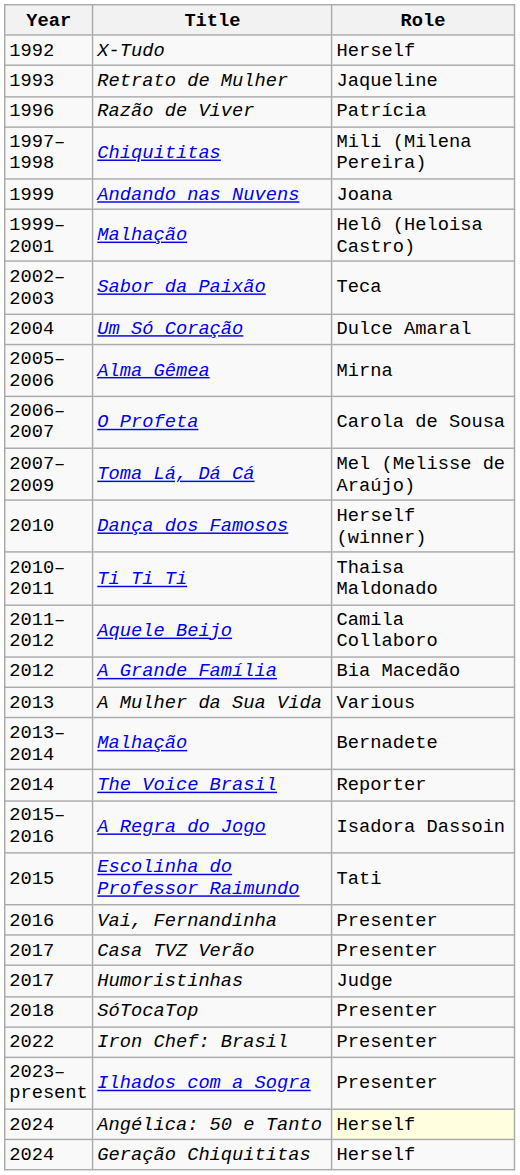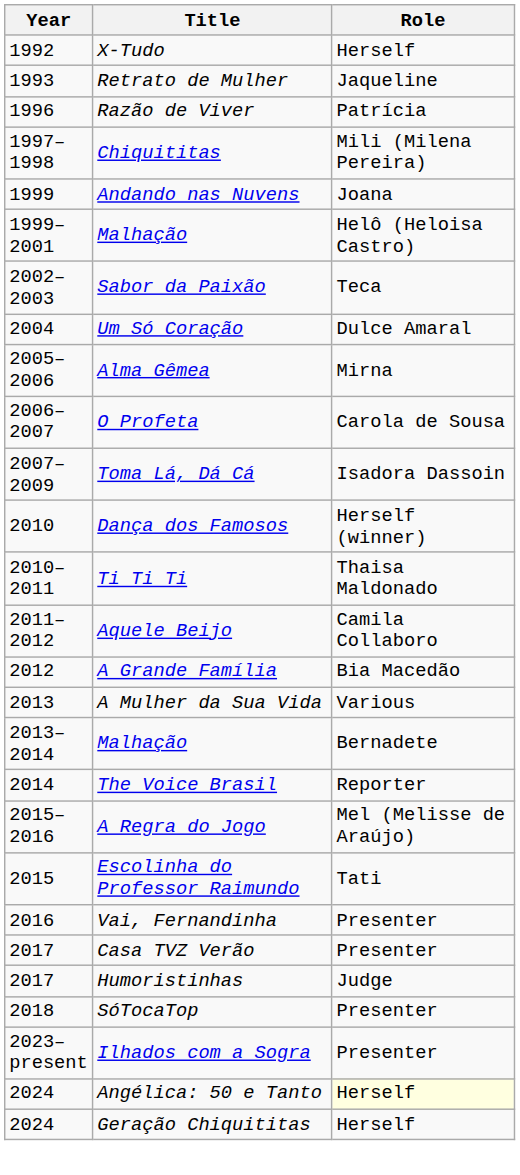(421, 474) Mel (Melisse de Araújo) -> (421, 474) Isadora Dassoin
(421, 826) Isadora Dassoin -> (421, 826) Mel (Melisse de Araújo)
- row: (32, 1042)
